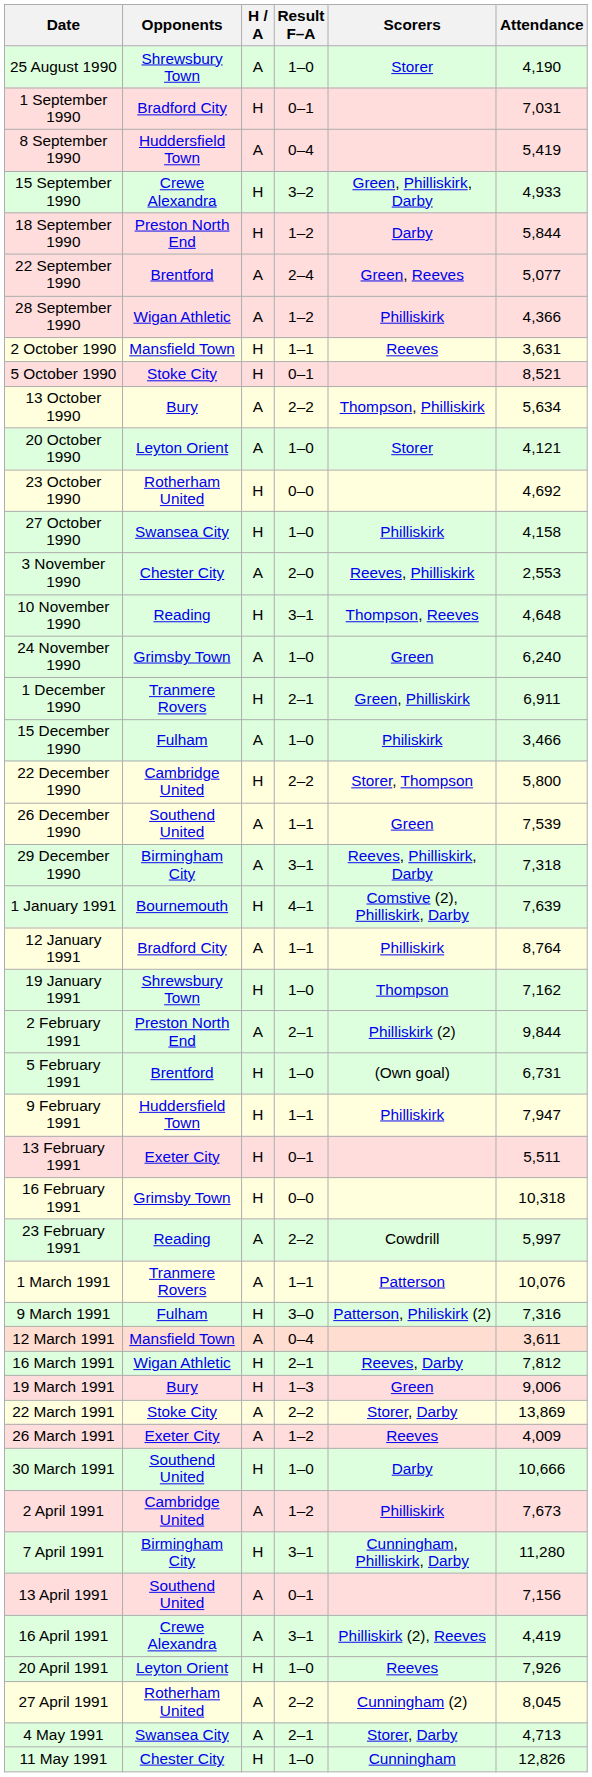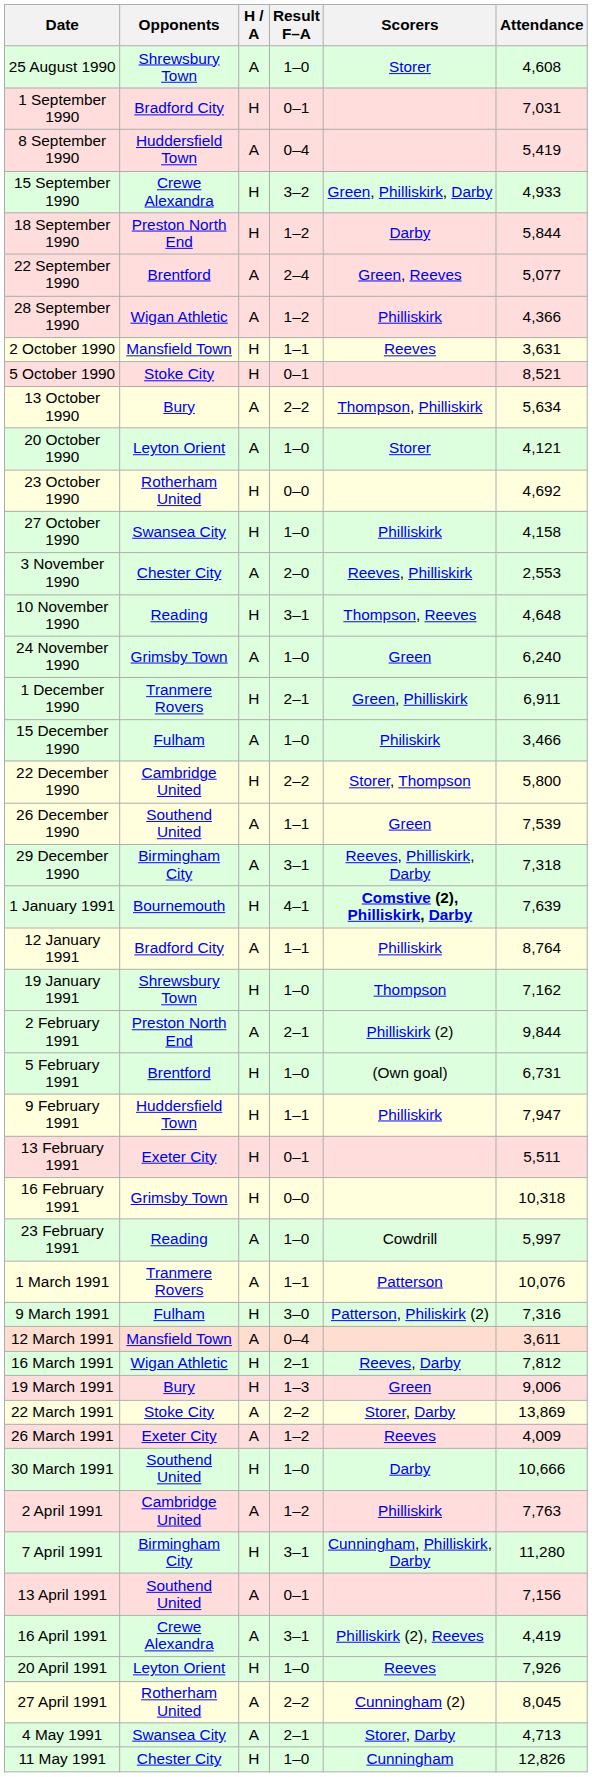(542, 66) 4,190 -> (542, 66) 4,608
(412, 906) normal -> (410, 906) bold
(301, 1239) 2–2 -> (296, 1239) 1–0
(542, 1511) 7,673 -> (542, 1511) 7,763
